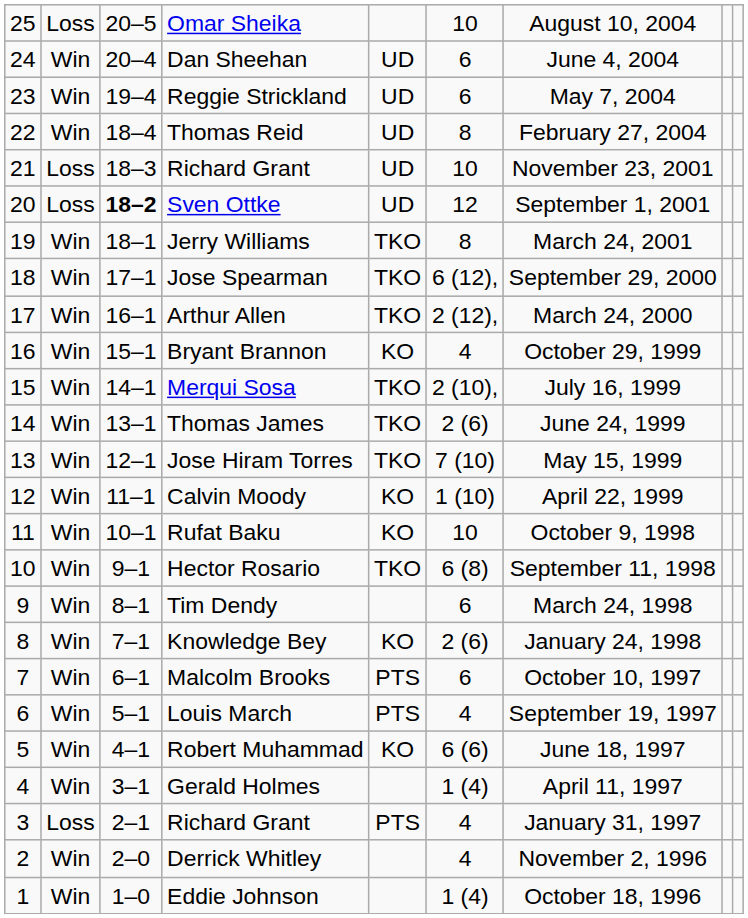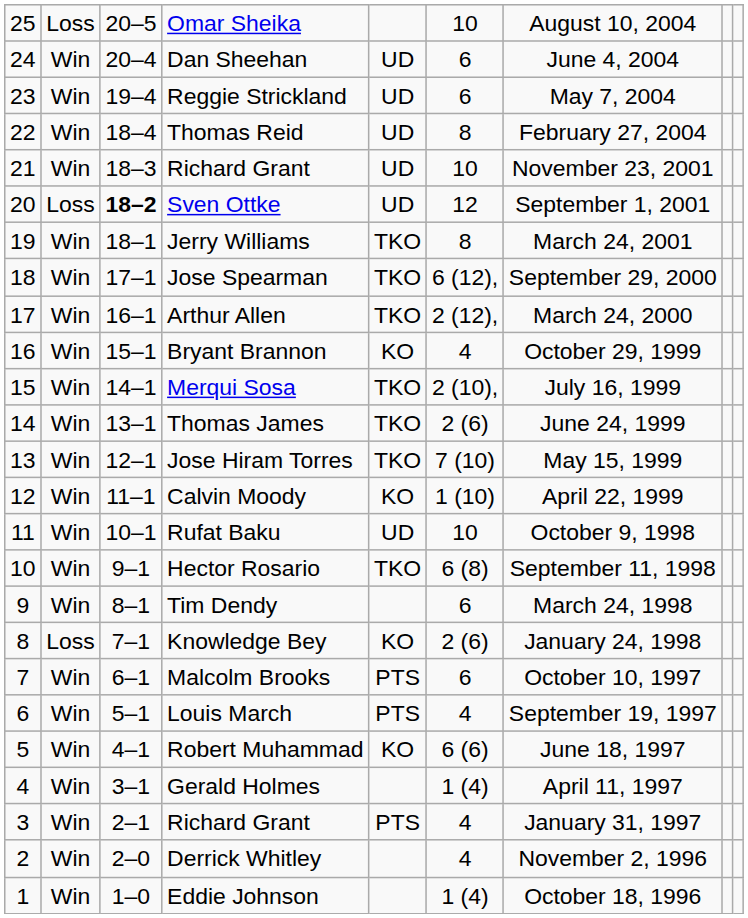(71, 168) Loss -> (71, 168) Win
(398, 532) KO -> (398, 532) UD
(71, 641) Win -> (71, 641) Loss
(71, 822) Loss -> (71, 822) Win
